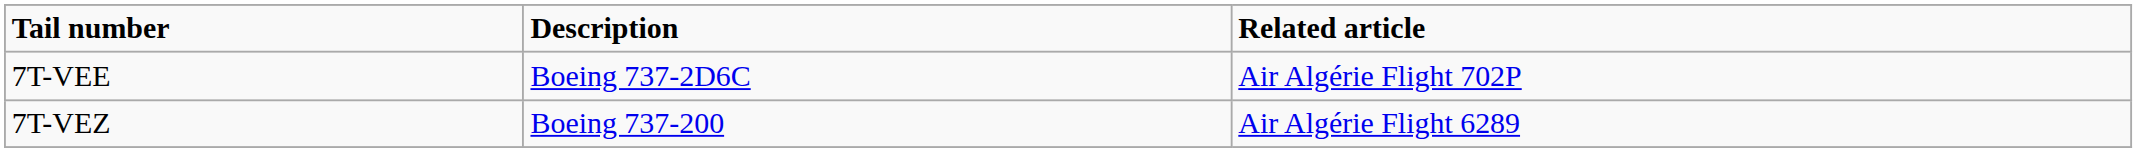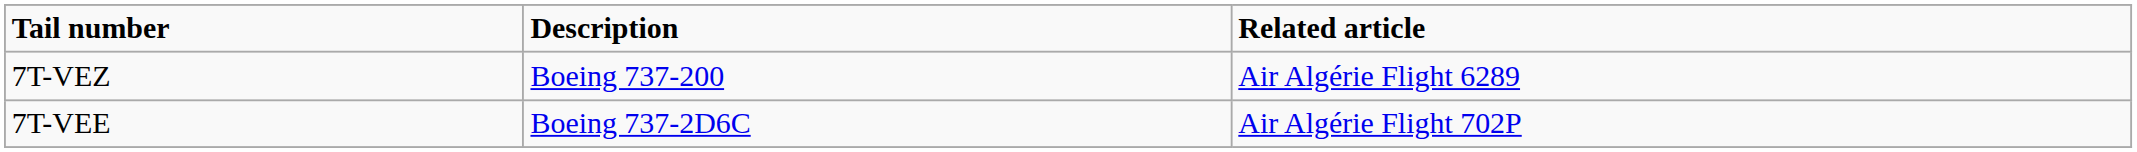rows swapped: (61, 75) <-> (61, 123)
